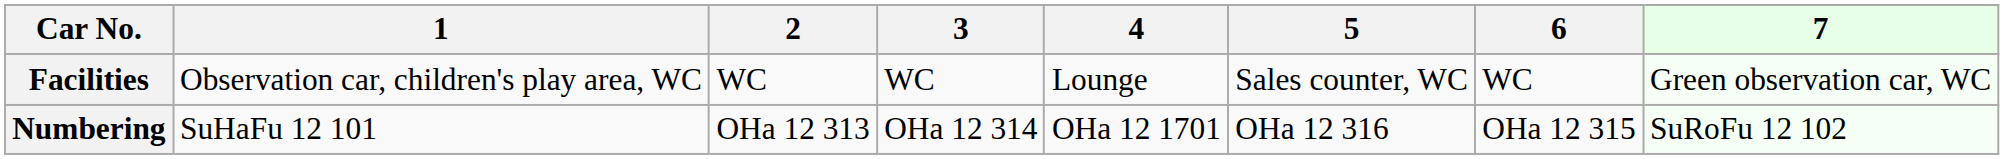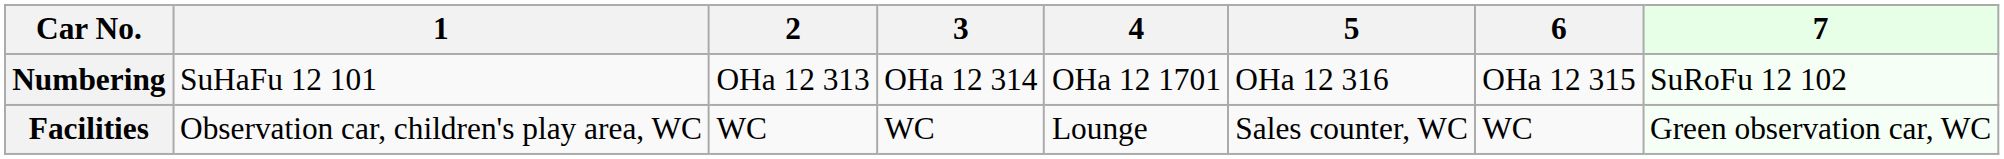rows swapped: (89, 128) <-> (89, 79)
